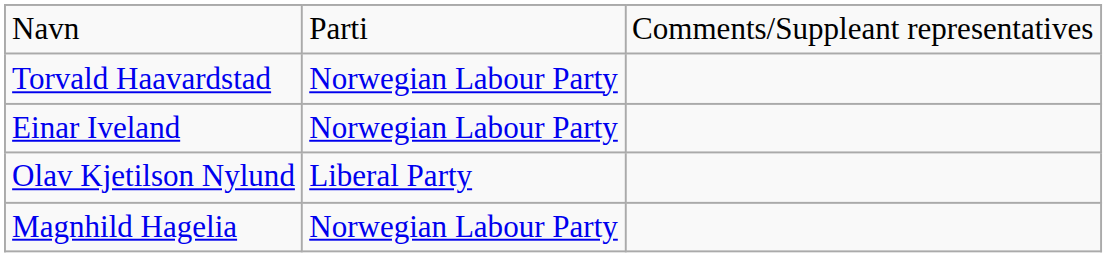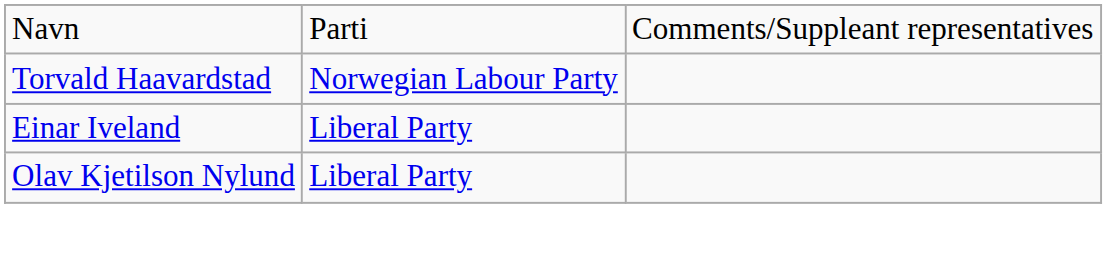(464, 127) Norwegian Labour Party -> (391, 127) Liberal Party
- row: (125, 226)
